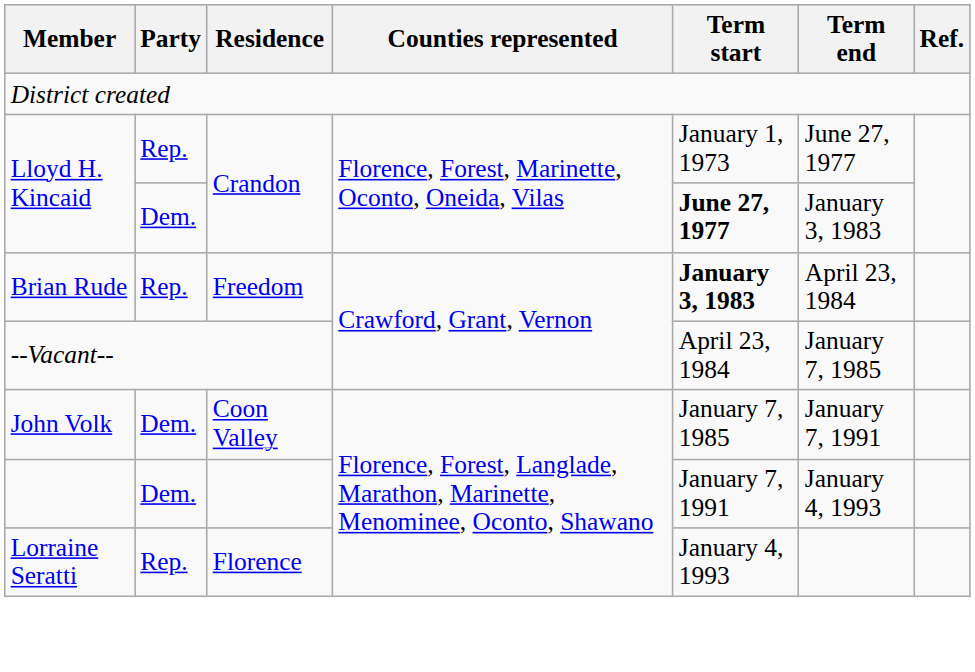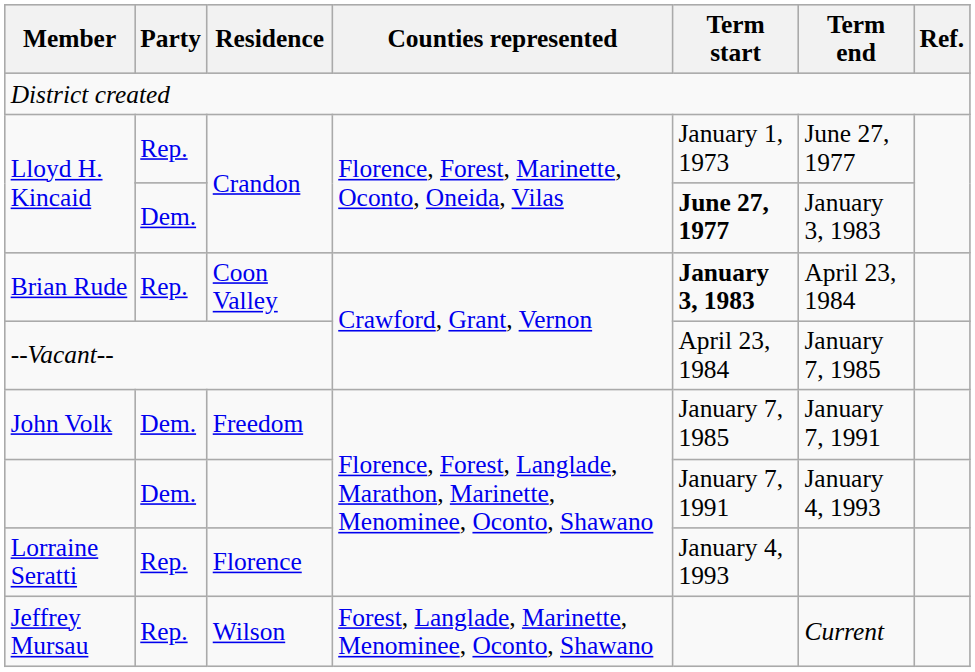(258, 286) Freedom -> (245, 286) Coon Valley
(245, 424) Coon Valley -> (258, 424) Freedom
+ row: (50, 631)
